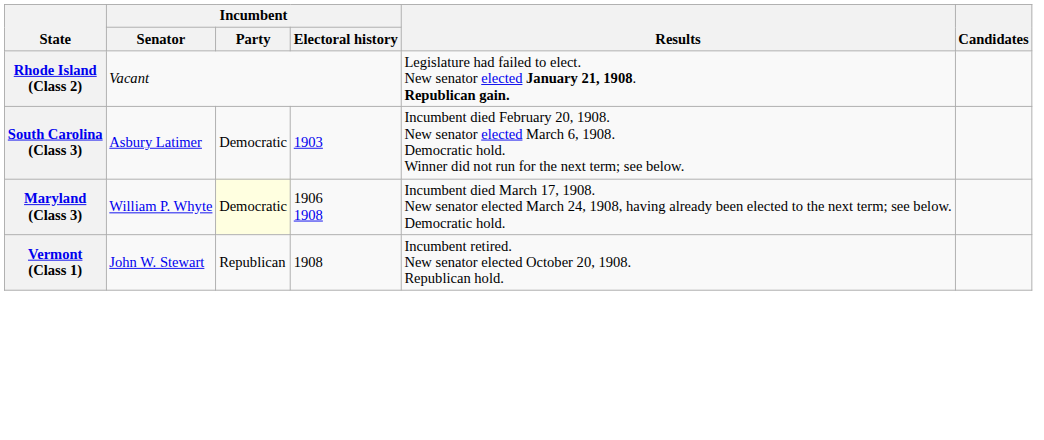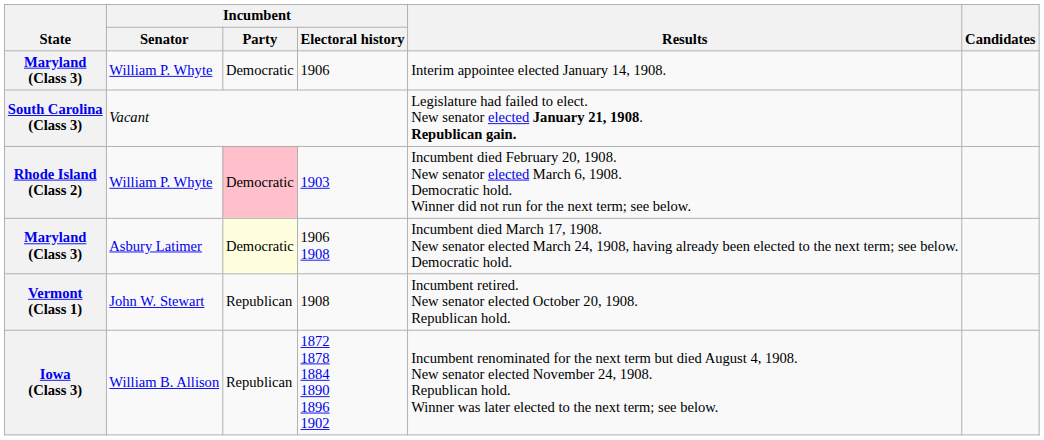+ row: (315, 70)
(55, 78) Rhode Island (Class 2) -> (55, 118) South Carolina (Class 3)
(55, 142) South Carolina (Class 3) -> (55, 182) Rhode Island (Class 2)
(156, 142) Asbury Latimer -> (161, 182) William P. Whyte
(253, 142) no background -> (260, 182) pink background
(161, 206) William P. Whyte -> (156, 246) Asbury Latimer
+ row: (315, 382)
